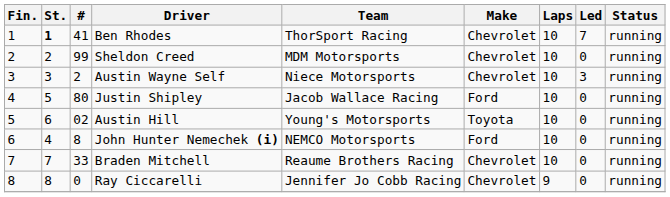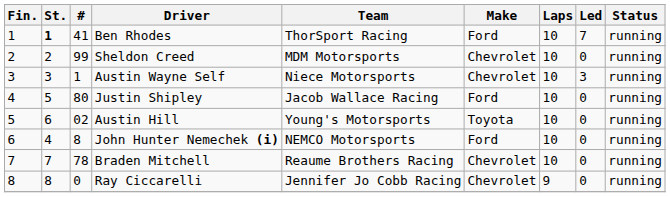(502, 36) Chevrolet -> (483, 36) Ford
(77, 77) 2 -> (77, 77) 1
(81, 160) 33 -> (81, 160) 78
